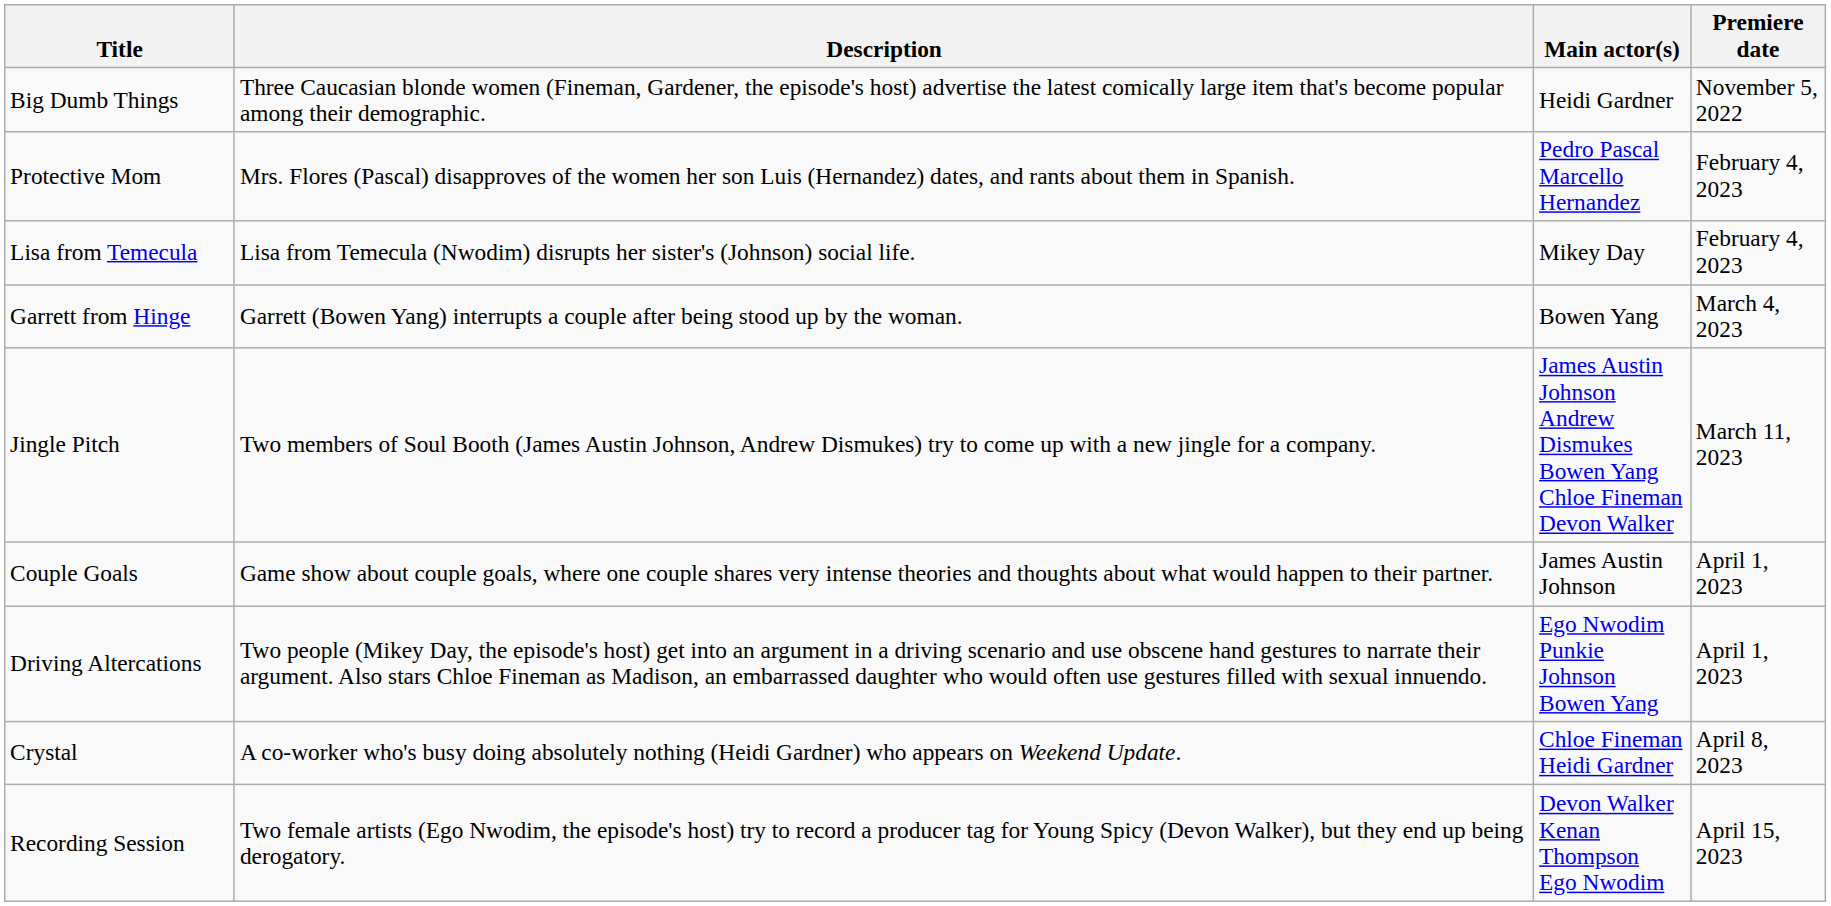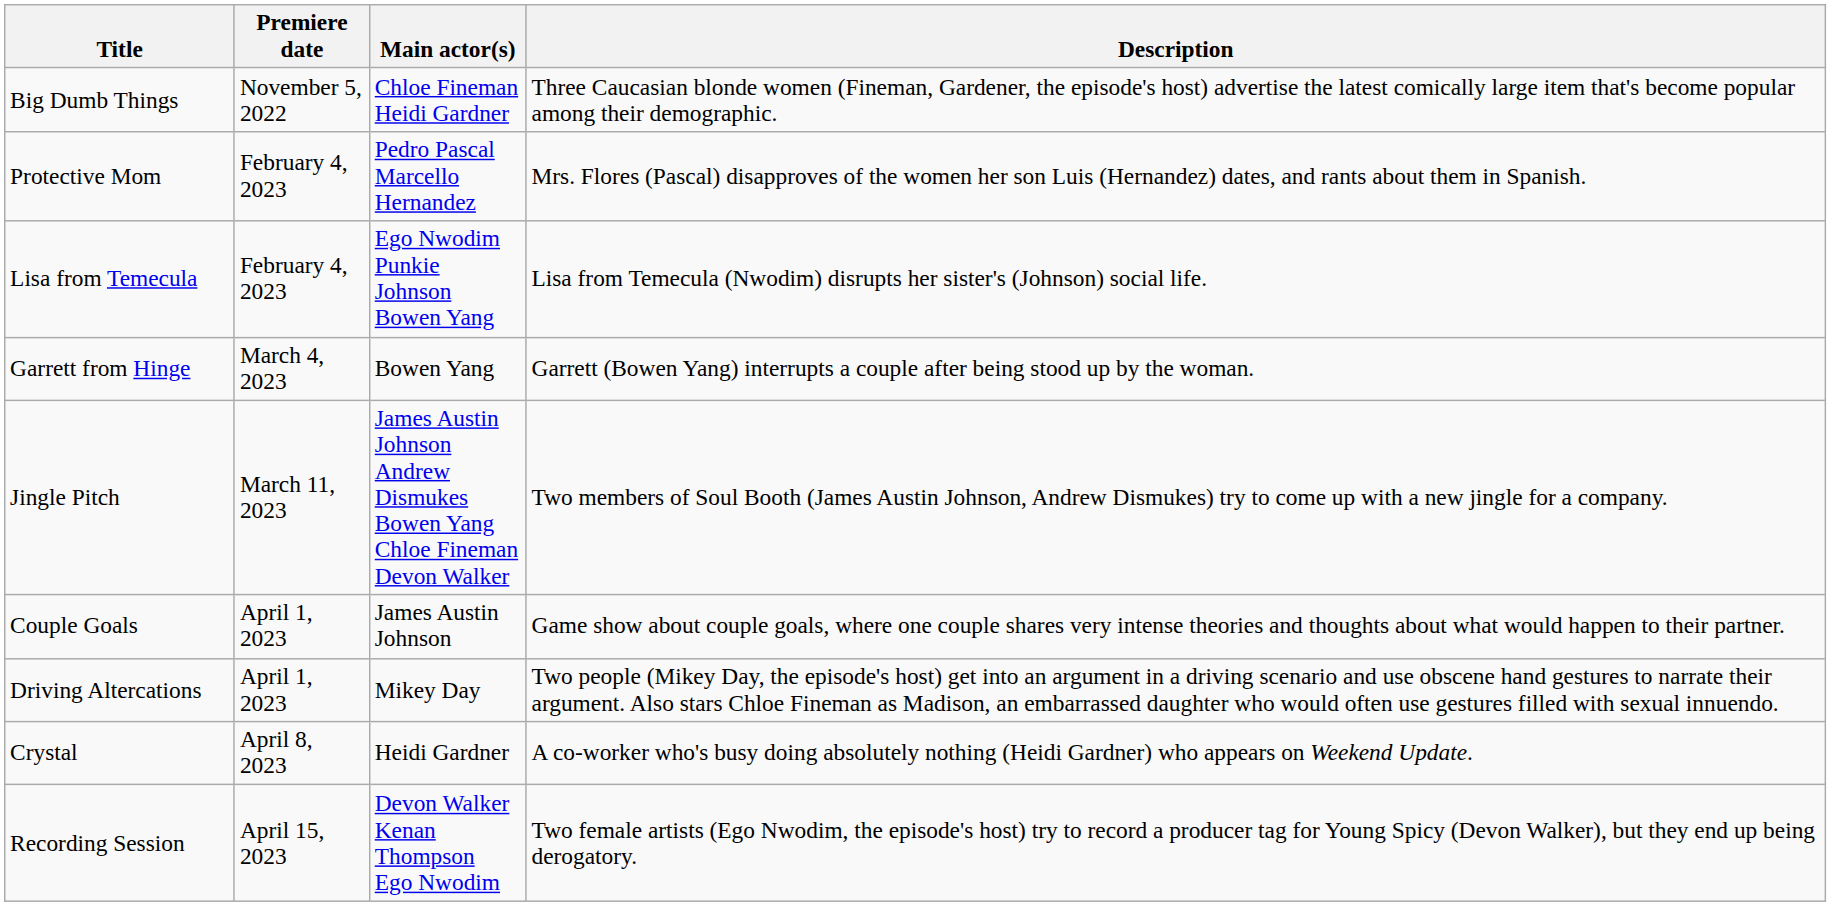columns swapped: (1758, 36) <-> (884, 49)
(1606, 99) Heidi Gardner -> (446, 99) Chloe Fineman Heidi Gardner
(1592, 252) Mikey Day -> (437, 278) Ego Nwodim Punkie Johnson Bowen Yang
(1602, 663) Ego Nwodim Punkie Johnson Bowen Yang -> (428, 689) Mikey Day
(1611, 753) Chloe Fineman Heidi Gardner -> (442, 753) Heidi Gardner
